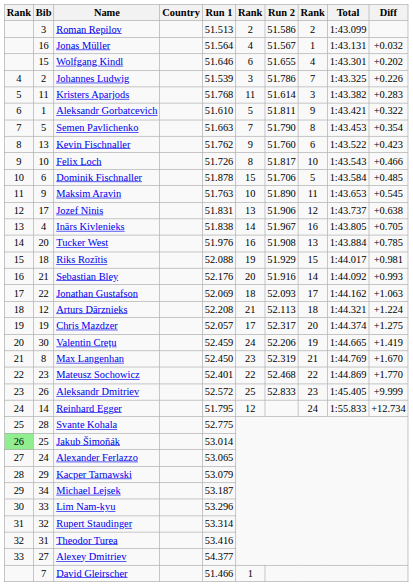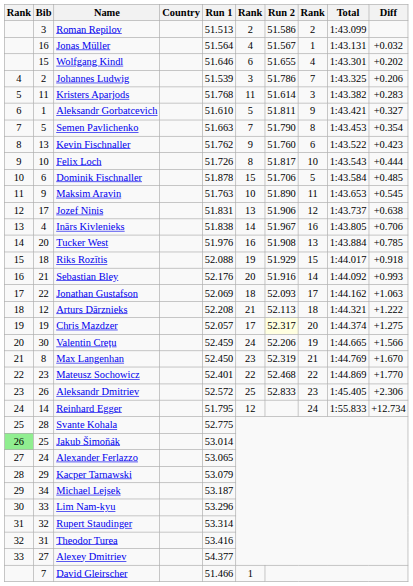(388, 78) +0.226 -> (388, 78) +0.206
(388, 111) +0.322 -> (388, 111) +0.327
(388, 161) +0.466 -> (388, 161) +0.444
(388, 227) +0.705 -> (388, 227) +0.706
(388, 260) +0.981 -> (388, 260) +0.918
(388, 309) +1.224 -> (388, 309) +1.222
(281, 326) no background -> (281, 326) lightyellow background
(388, 342) +1.419 -> (388, 342) +1.566
(388, 392) +9.999 -> (388, 392) +2.306
